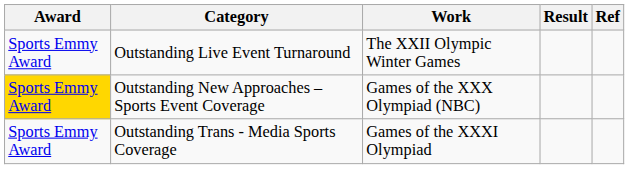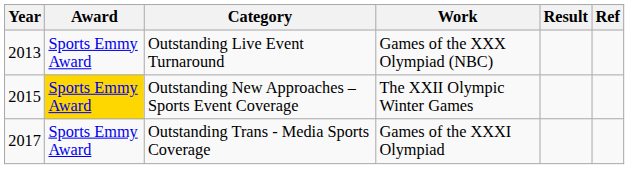+ column: (25, 17)
(429, 52) The XXII Olympic Winter Games -> (443, 52) Games of the XXX Olympiad (NBC)
(430, 96) Games of the XXX Olympiad (NBC) -> (442, 96) The XXII Olympic Winter Games
